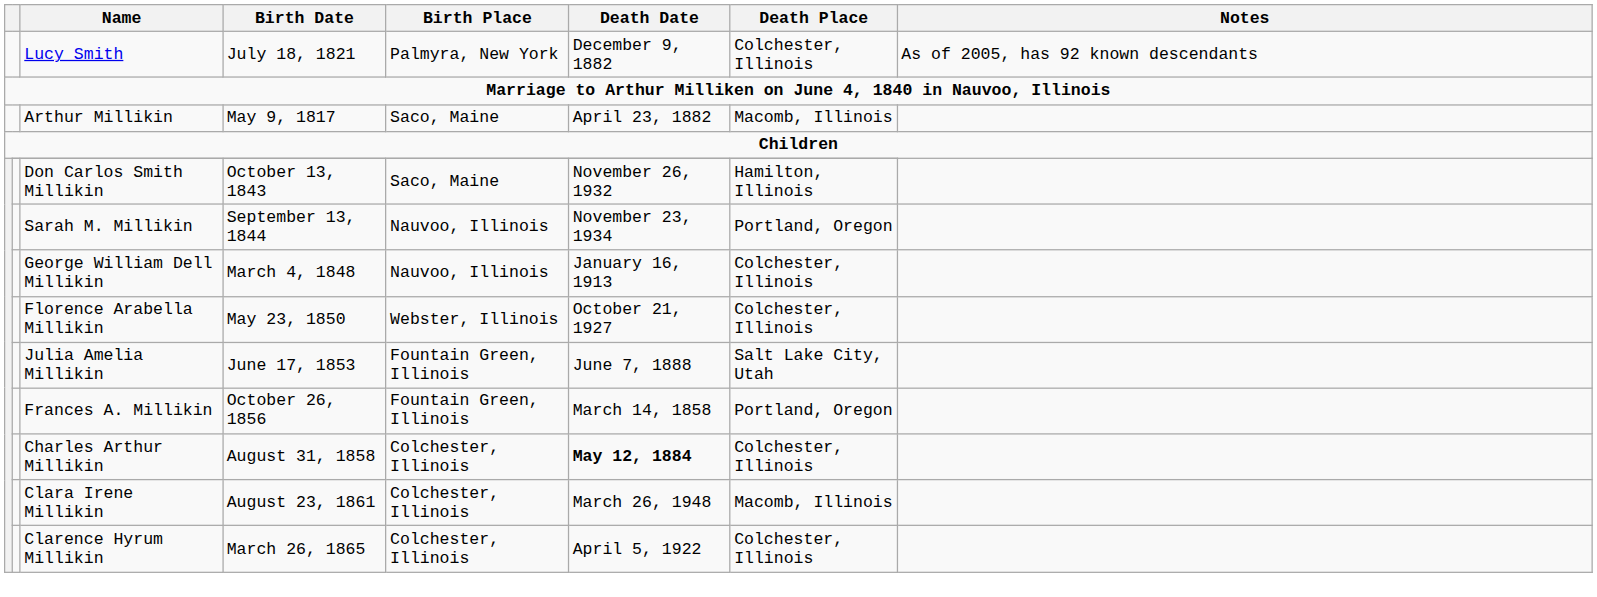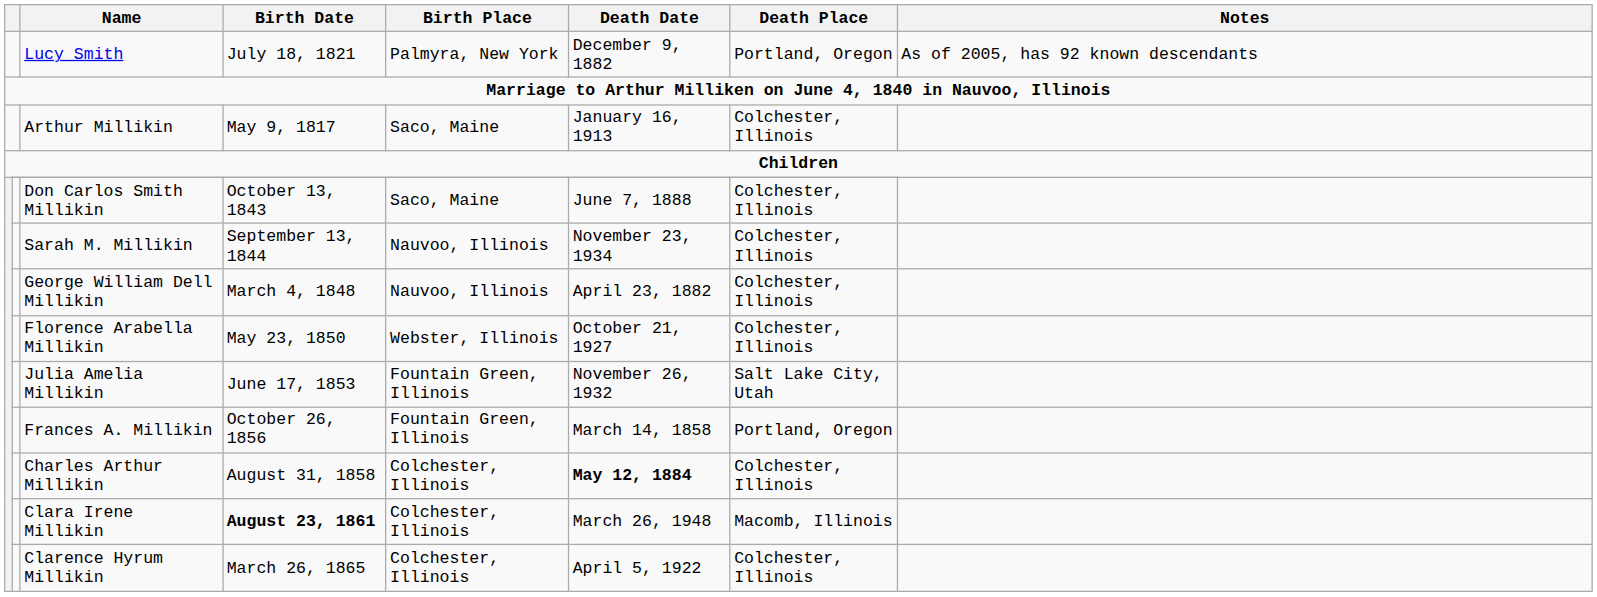(789, 55) Colchester, Illinois -> (813, 55) Portland, Oregon
(642, 118) April 23, 1882 -> (627, 127) January 16, 1913
(813, 118) Macomb, Illinois -> (789, 127) Colchester, Illinois
(632, 181) November 26, 1932 -> (632, 200) June 7, 1888
(779, 181) Hamilton, Illinois -> (789, 200) Colchester, Illinois
(813, 227) Portland, Oregon -> (789, 246) Colchester, Illinois
(627, 273) January 16, 1913 -> (642, 292) April 23, 1882
(632, 365) June 7, 1888 -> (632, 384) November 26, 1932
(301, 503) normal -> (301, 522) bold
